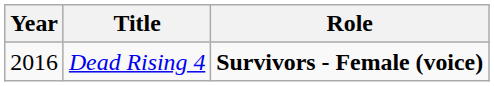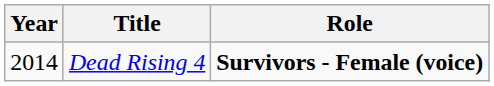(34, 61) 2016 -> (34, 61) 2014
